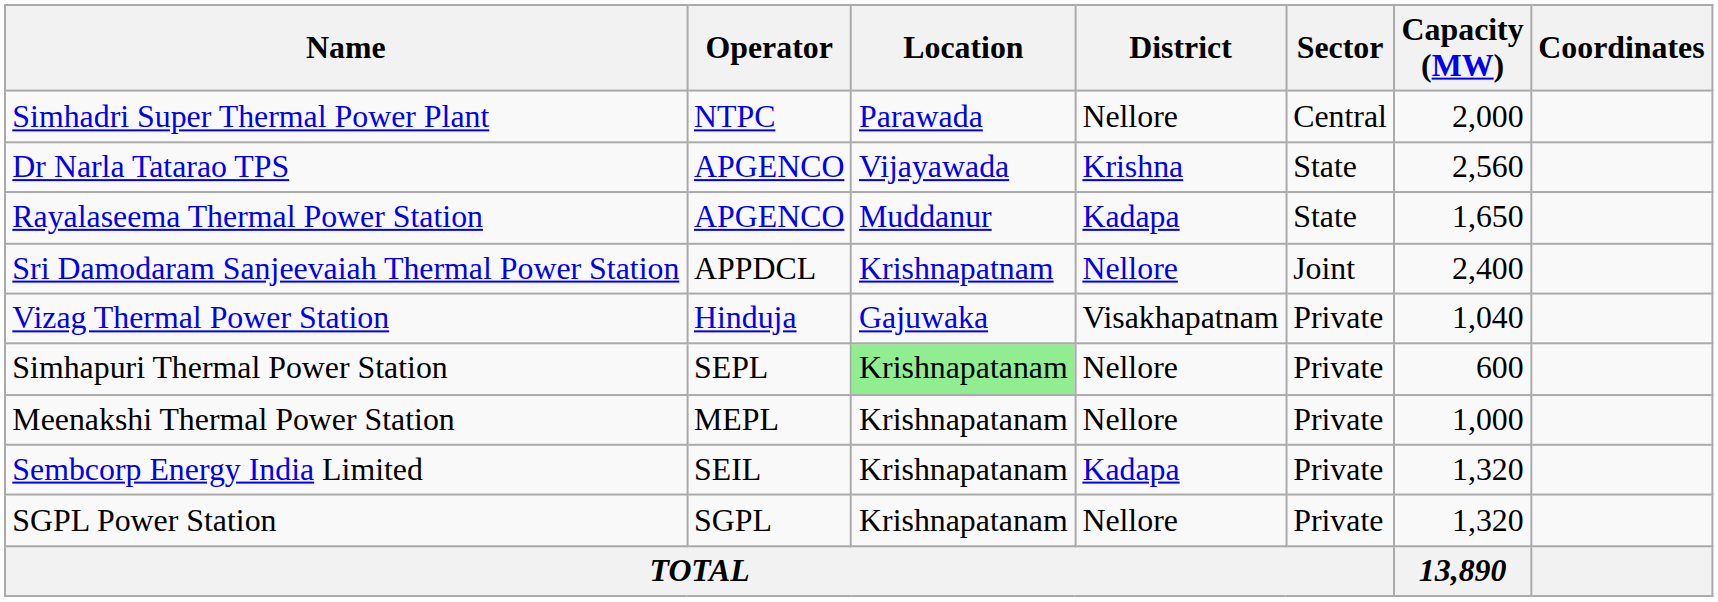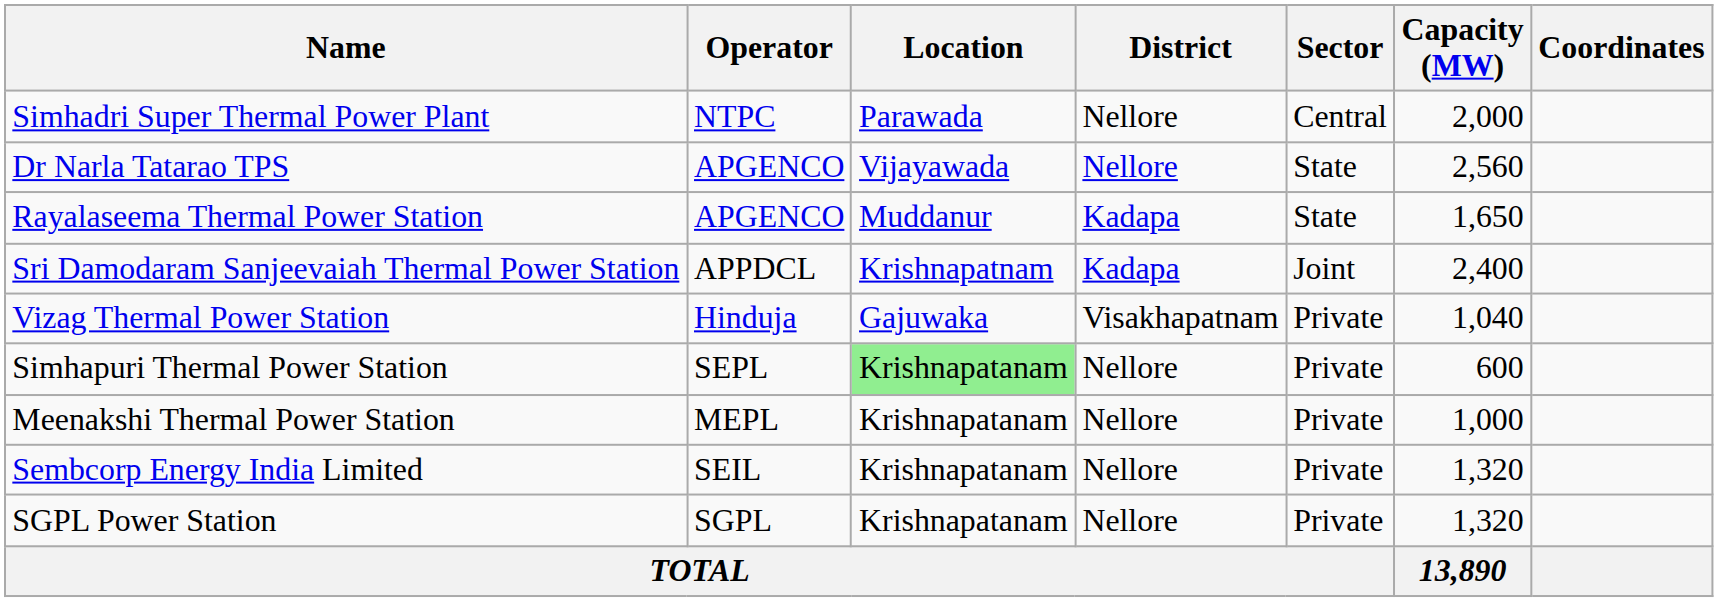(1133, 166) Krishna -> (1130, 166) Nellore
(1130, 267) Nellore -> (1131, 267) Kadapa
(1131, 469) Kadapa -> (1130, 469) Nellore
